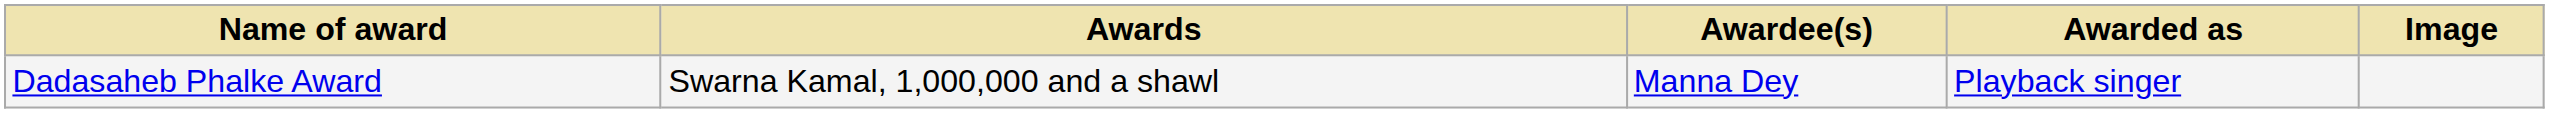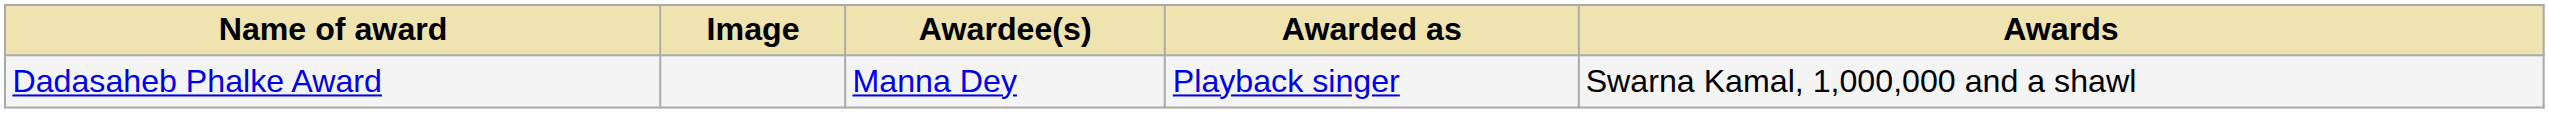columns swapped: (2452, 30) <-> (1144, 30)
